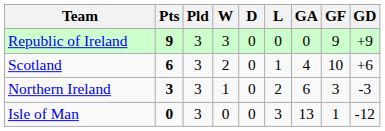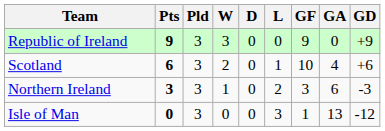columns swapped: (336, 16) <-> (306, 16)
